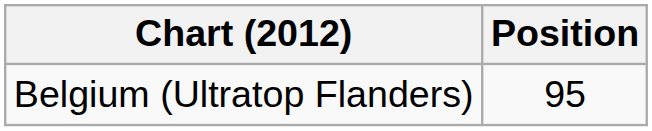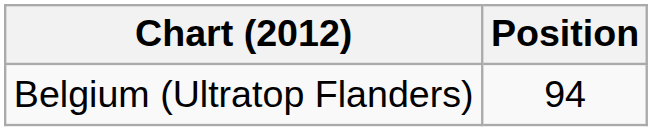(565, 93) 95 -> (565, 93) 94
